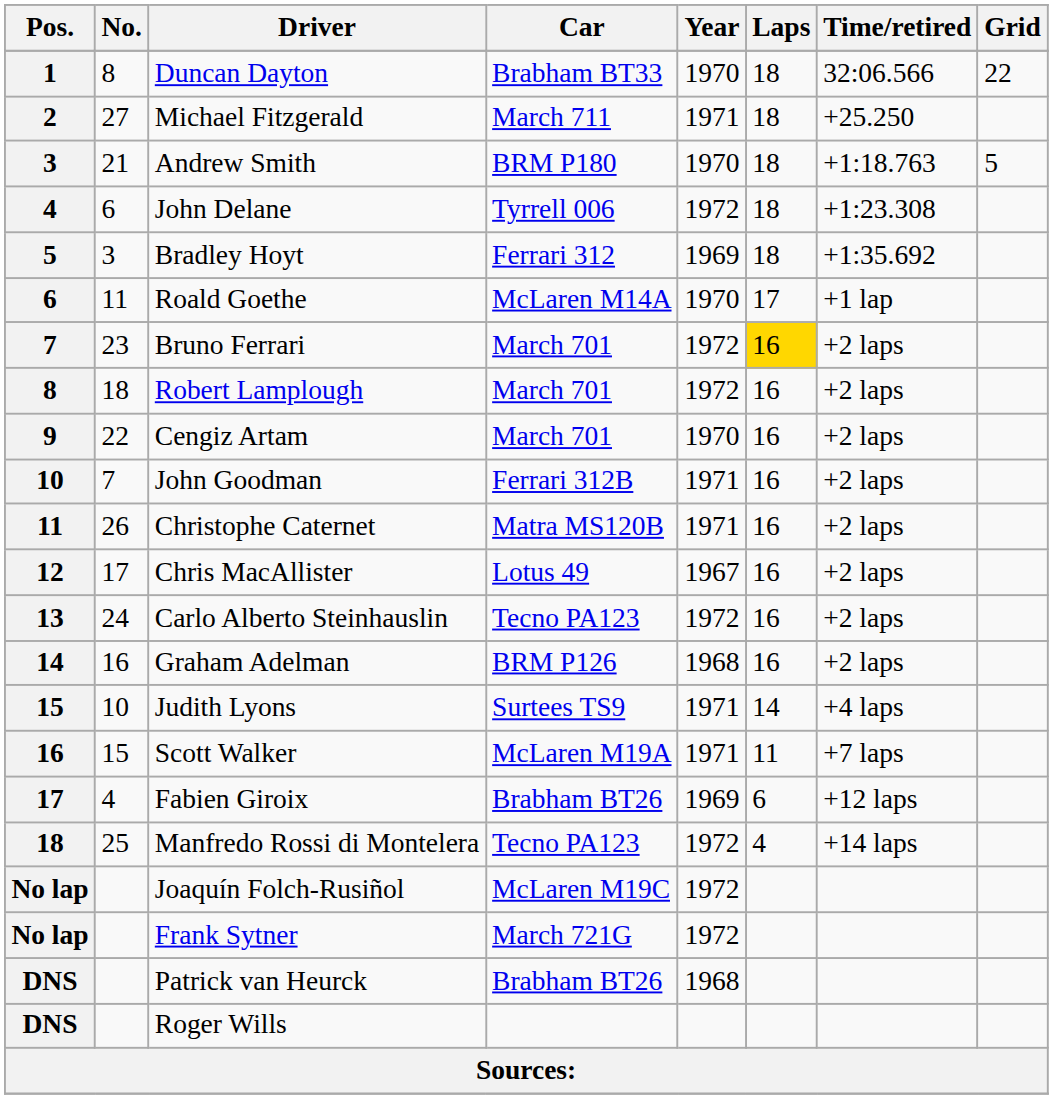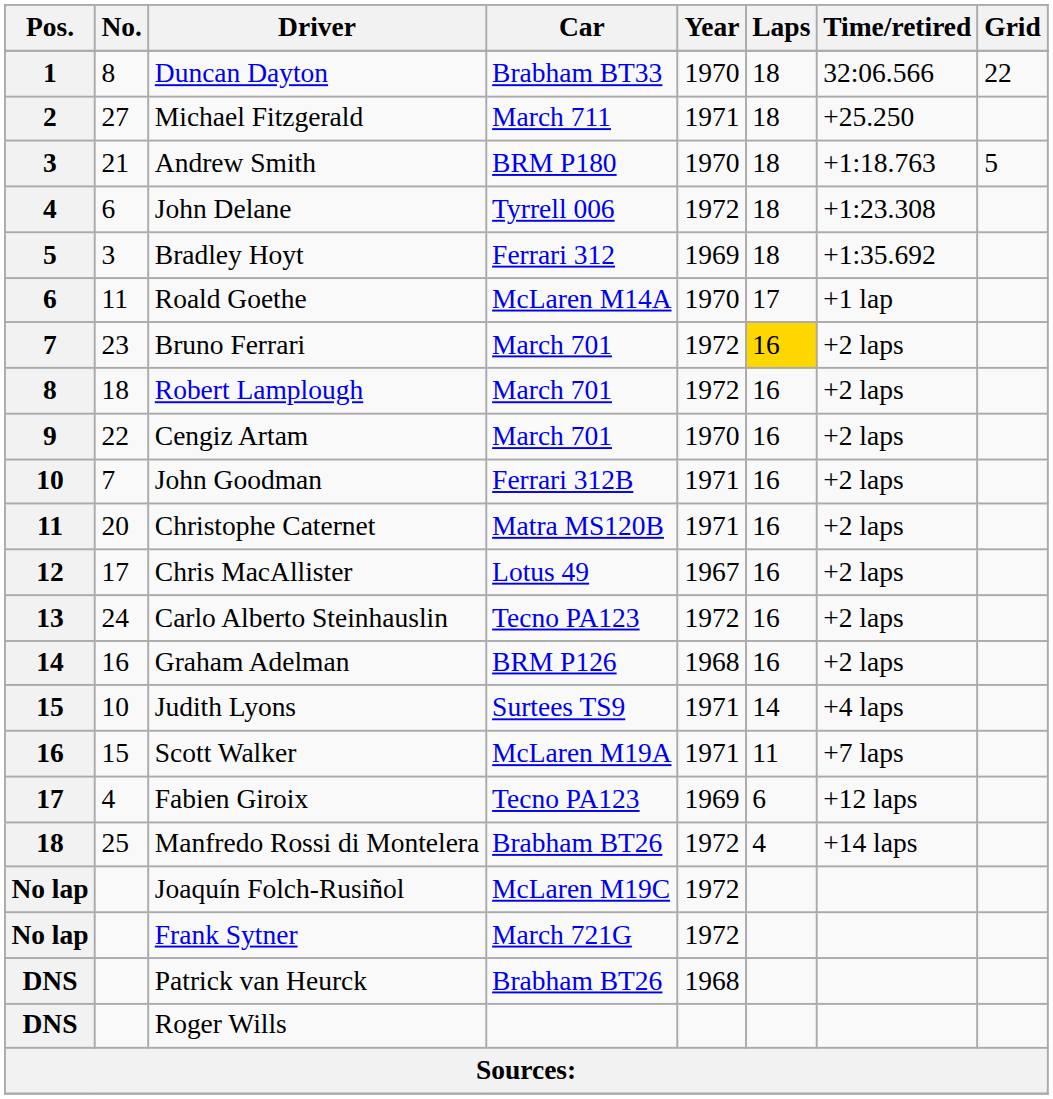(115, 526) 26 -> (115, 526) 20
(577, 798) Brabham BT26 -> (566, 798) Tecno PA123
(566, 844) Tecno PA123 -> (577, 844) Brabham BT26
